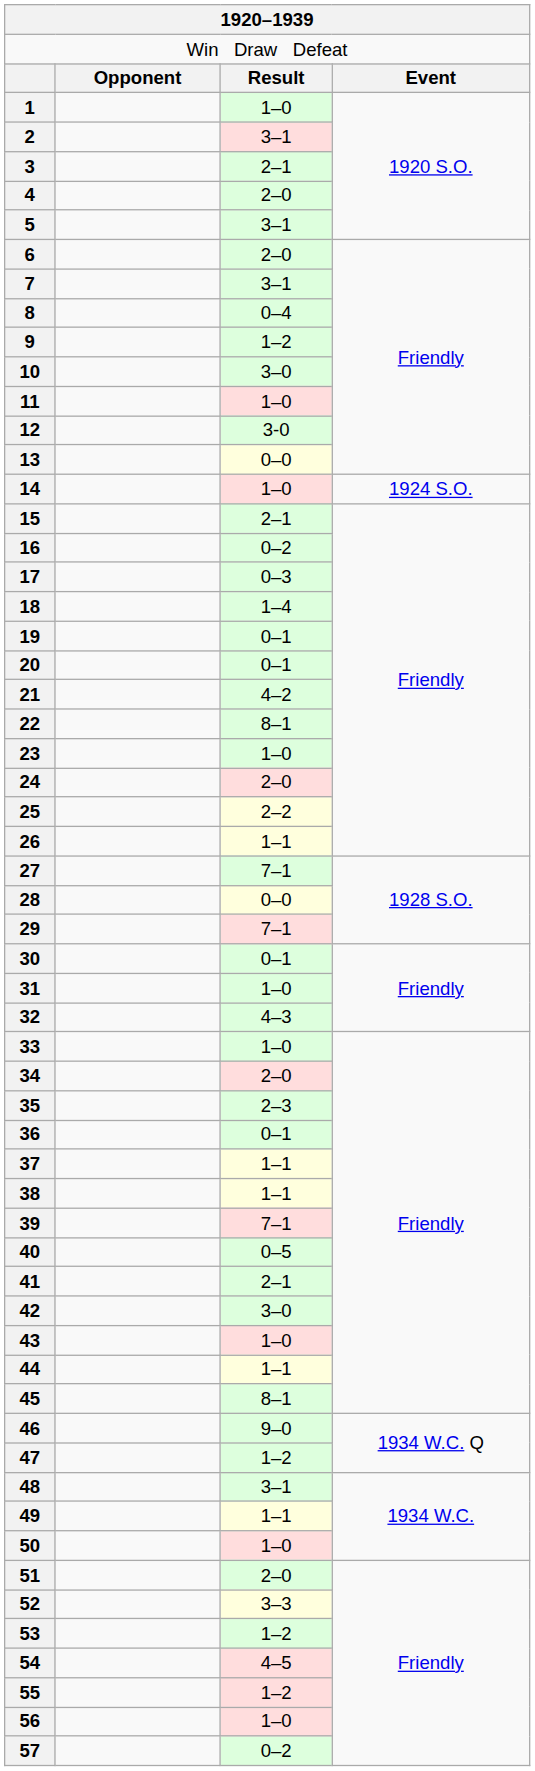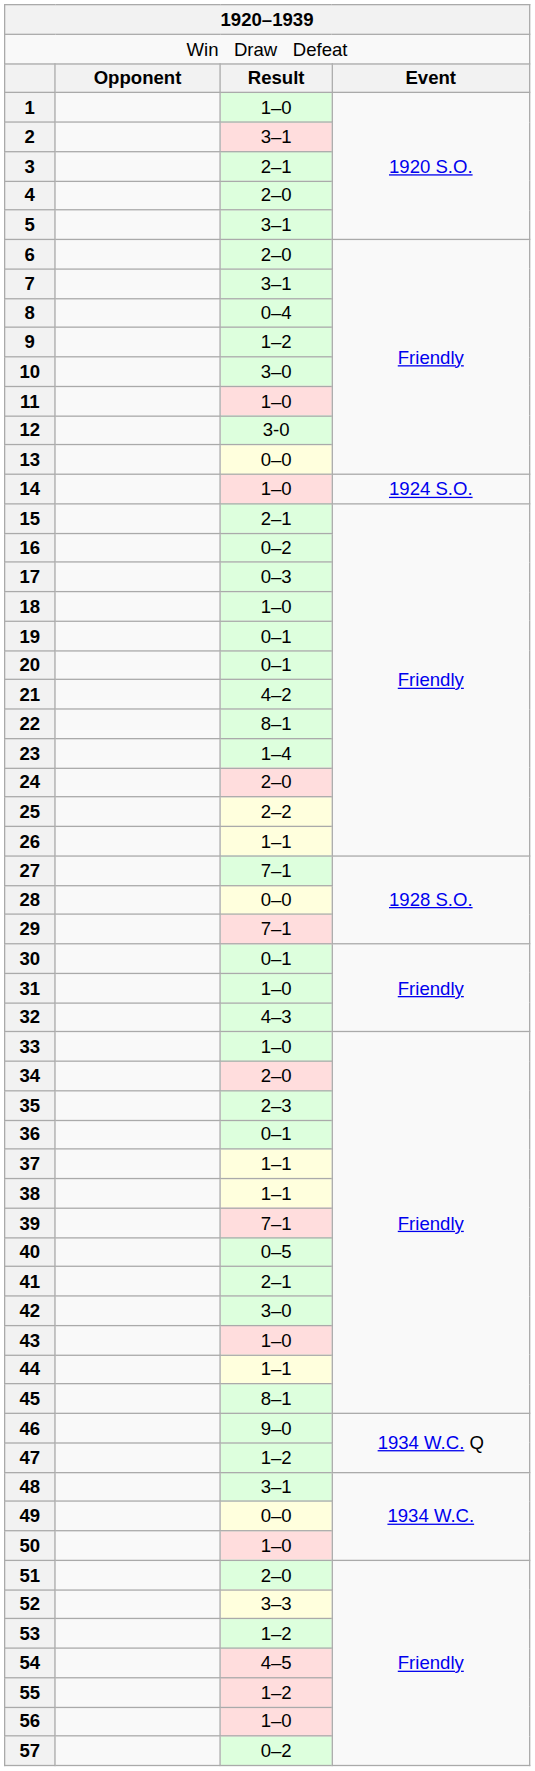(276, 607) 1–4 -> (276, 607) 1–0
(276, 753) 1–0 -> (276, 753) 1–4
(276, 1516) 1–1 -> (276, 1516) 0–0
